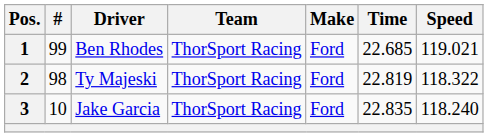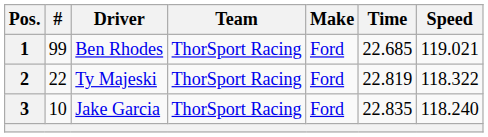(58, 79) 98 -> (58, 79) 22
